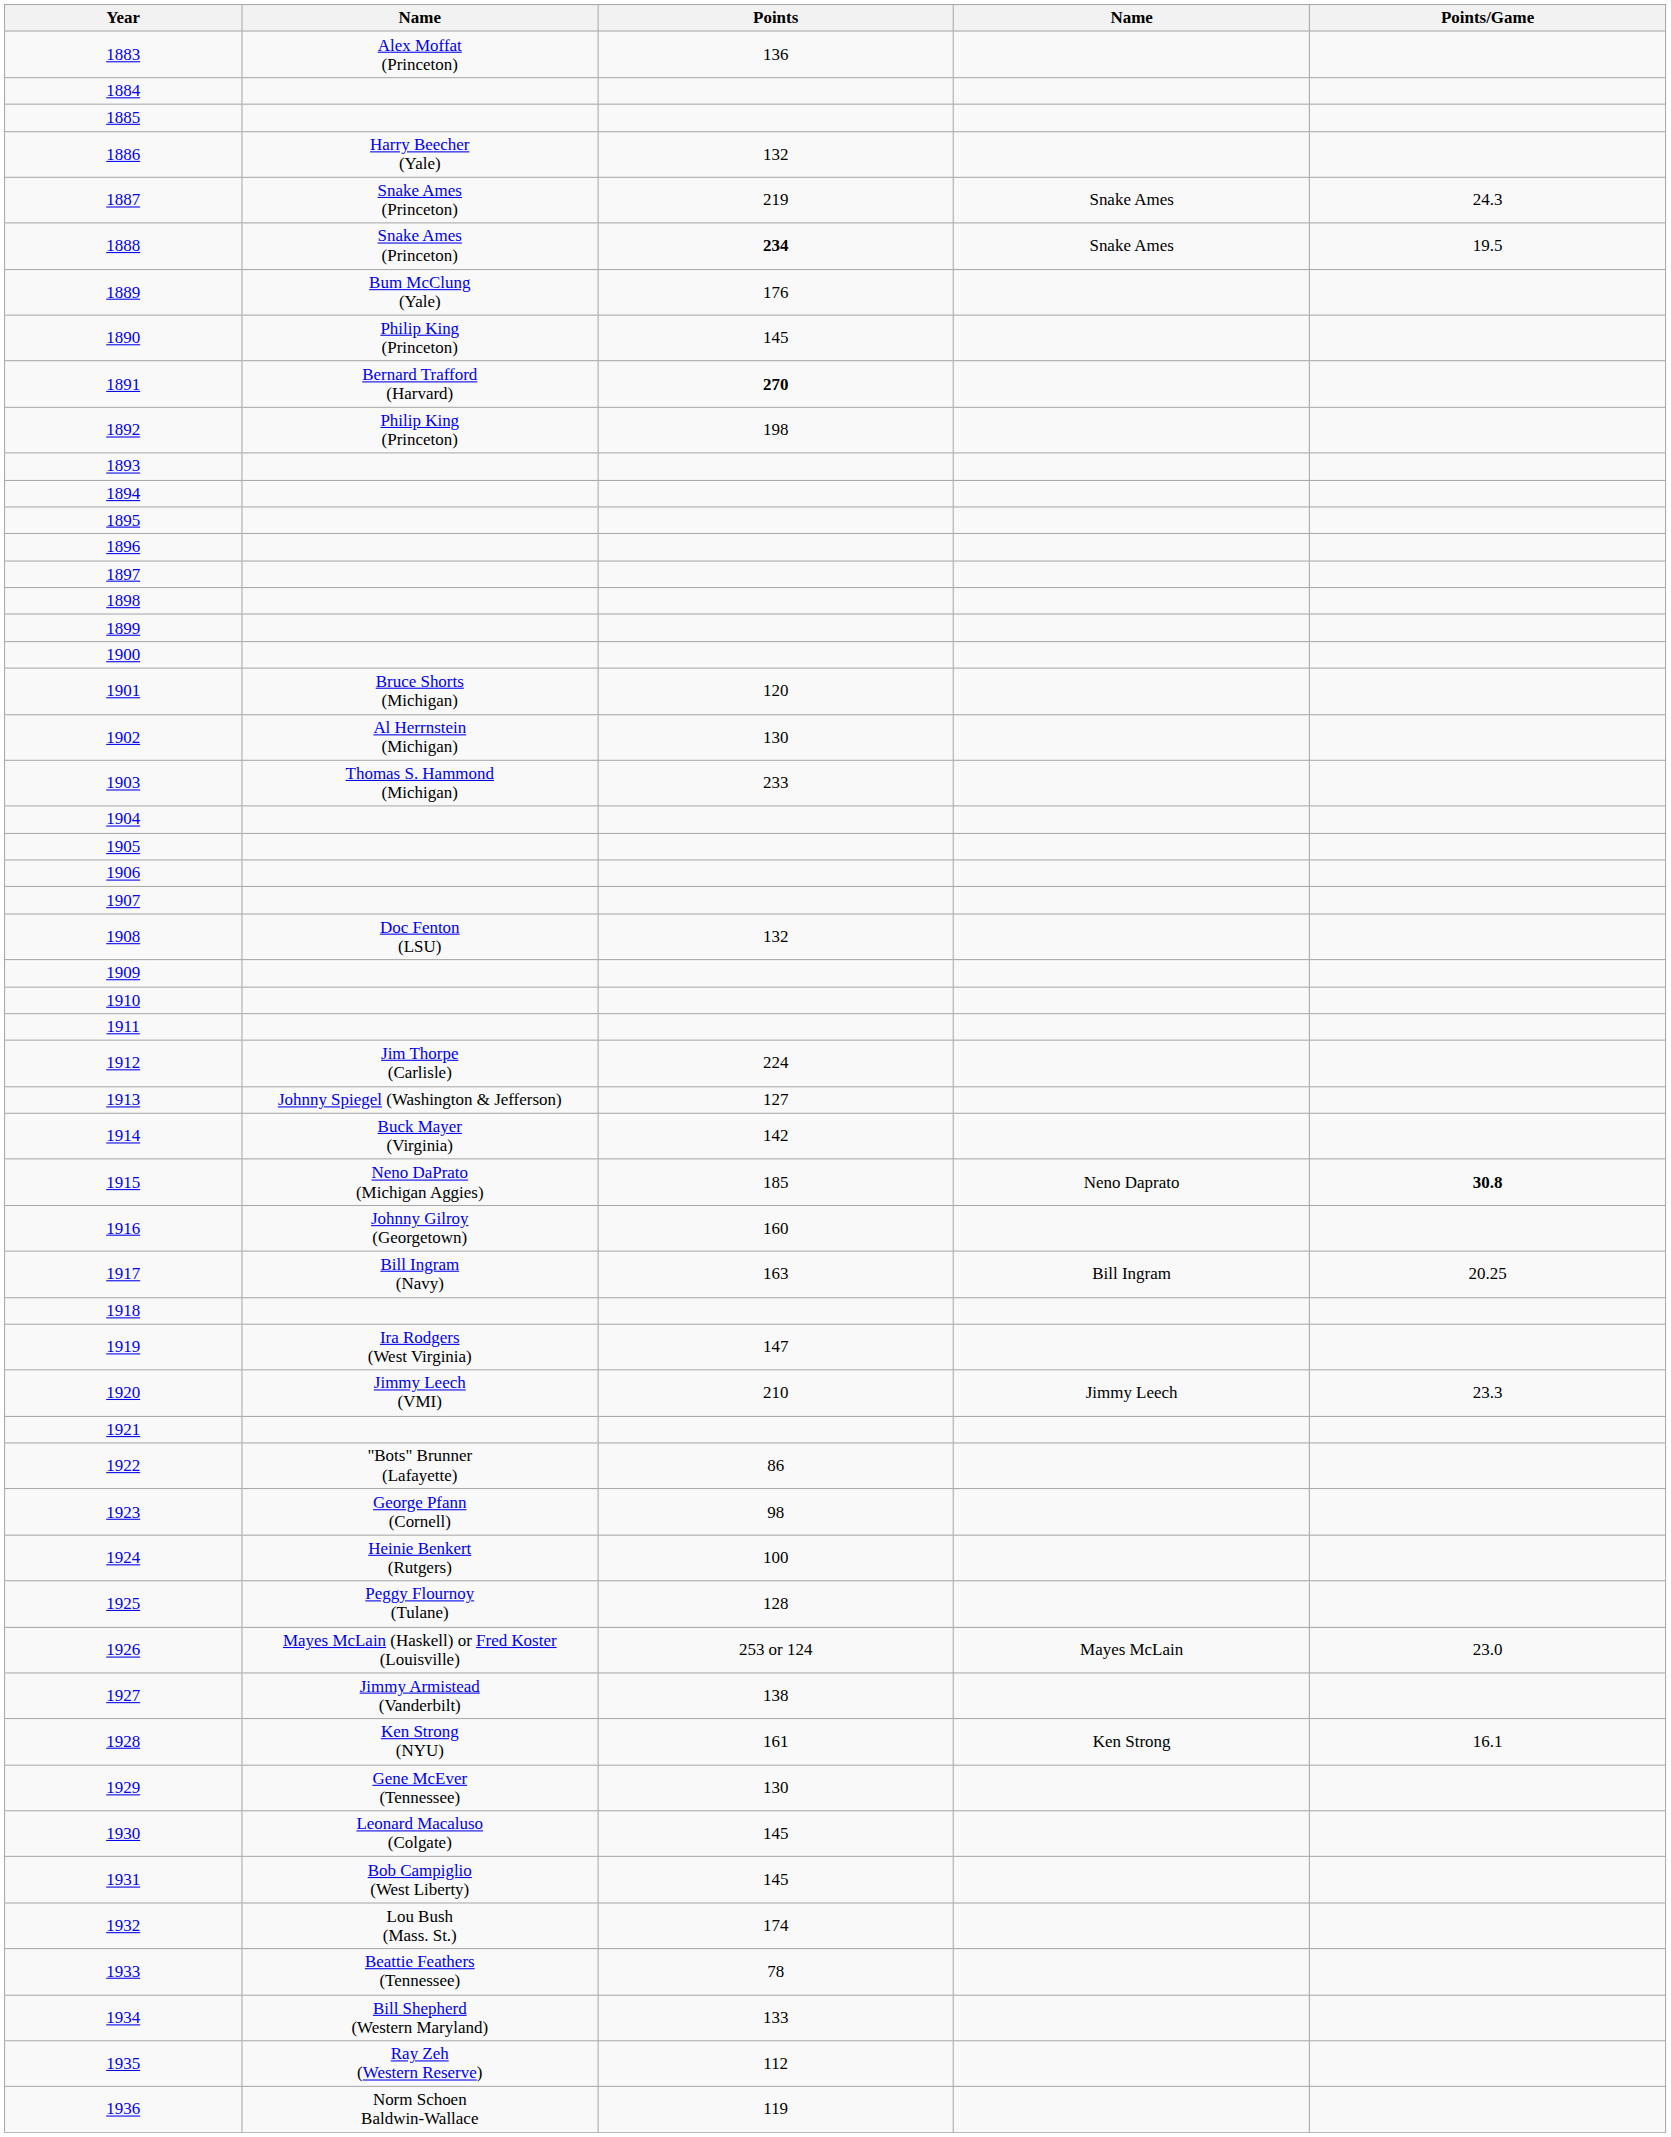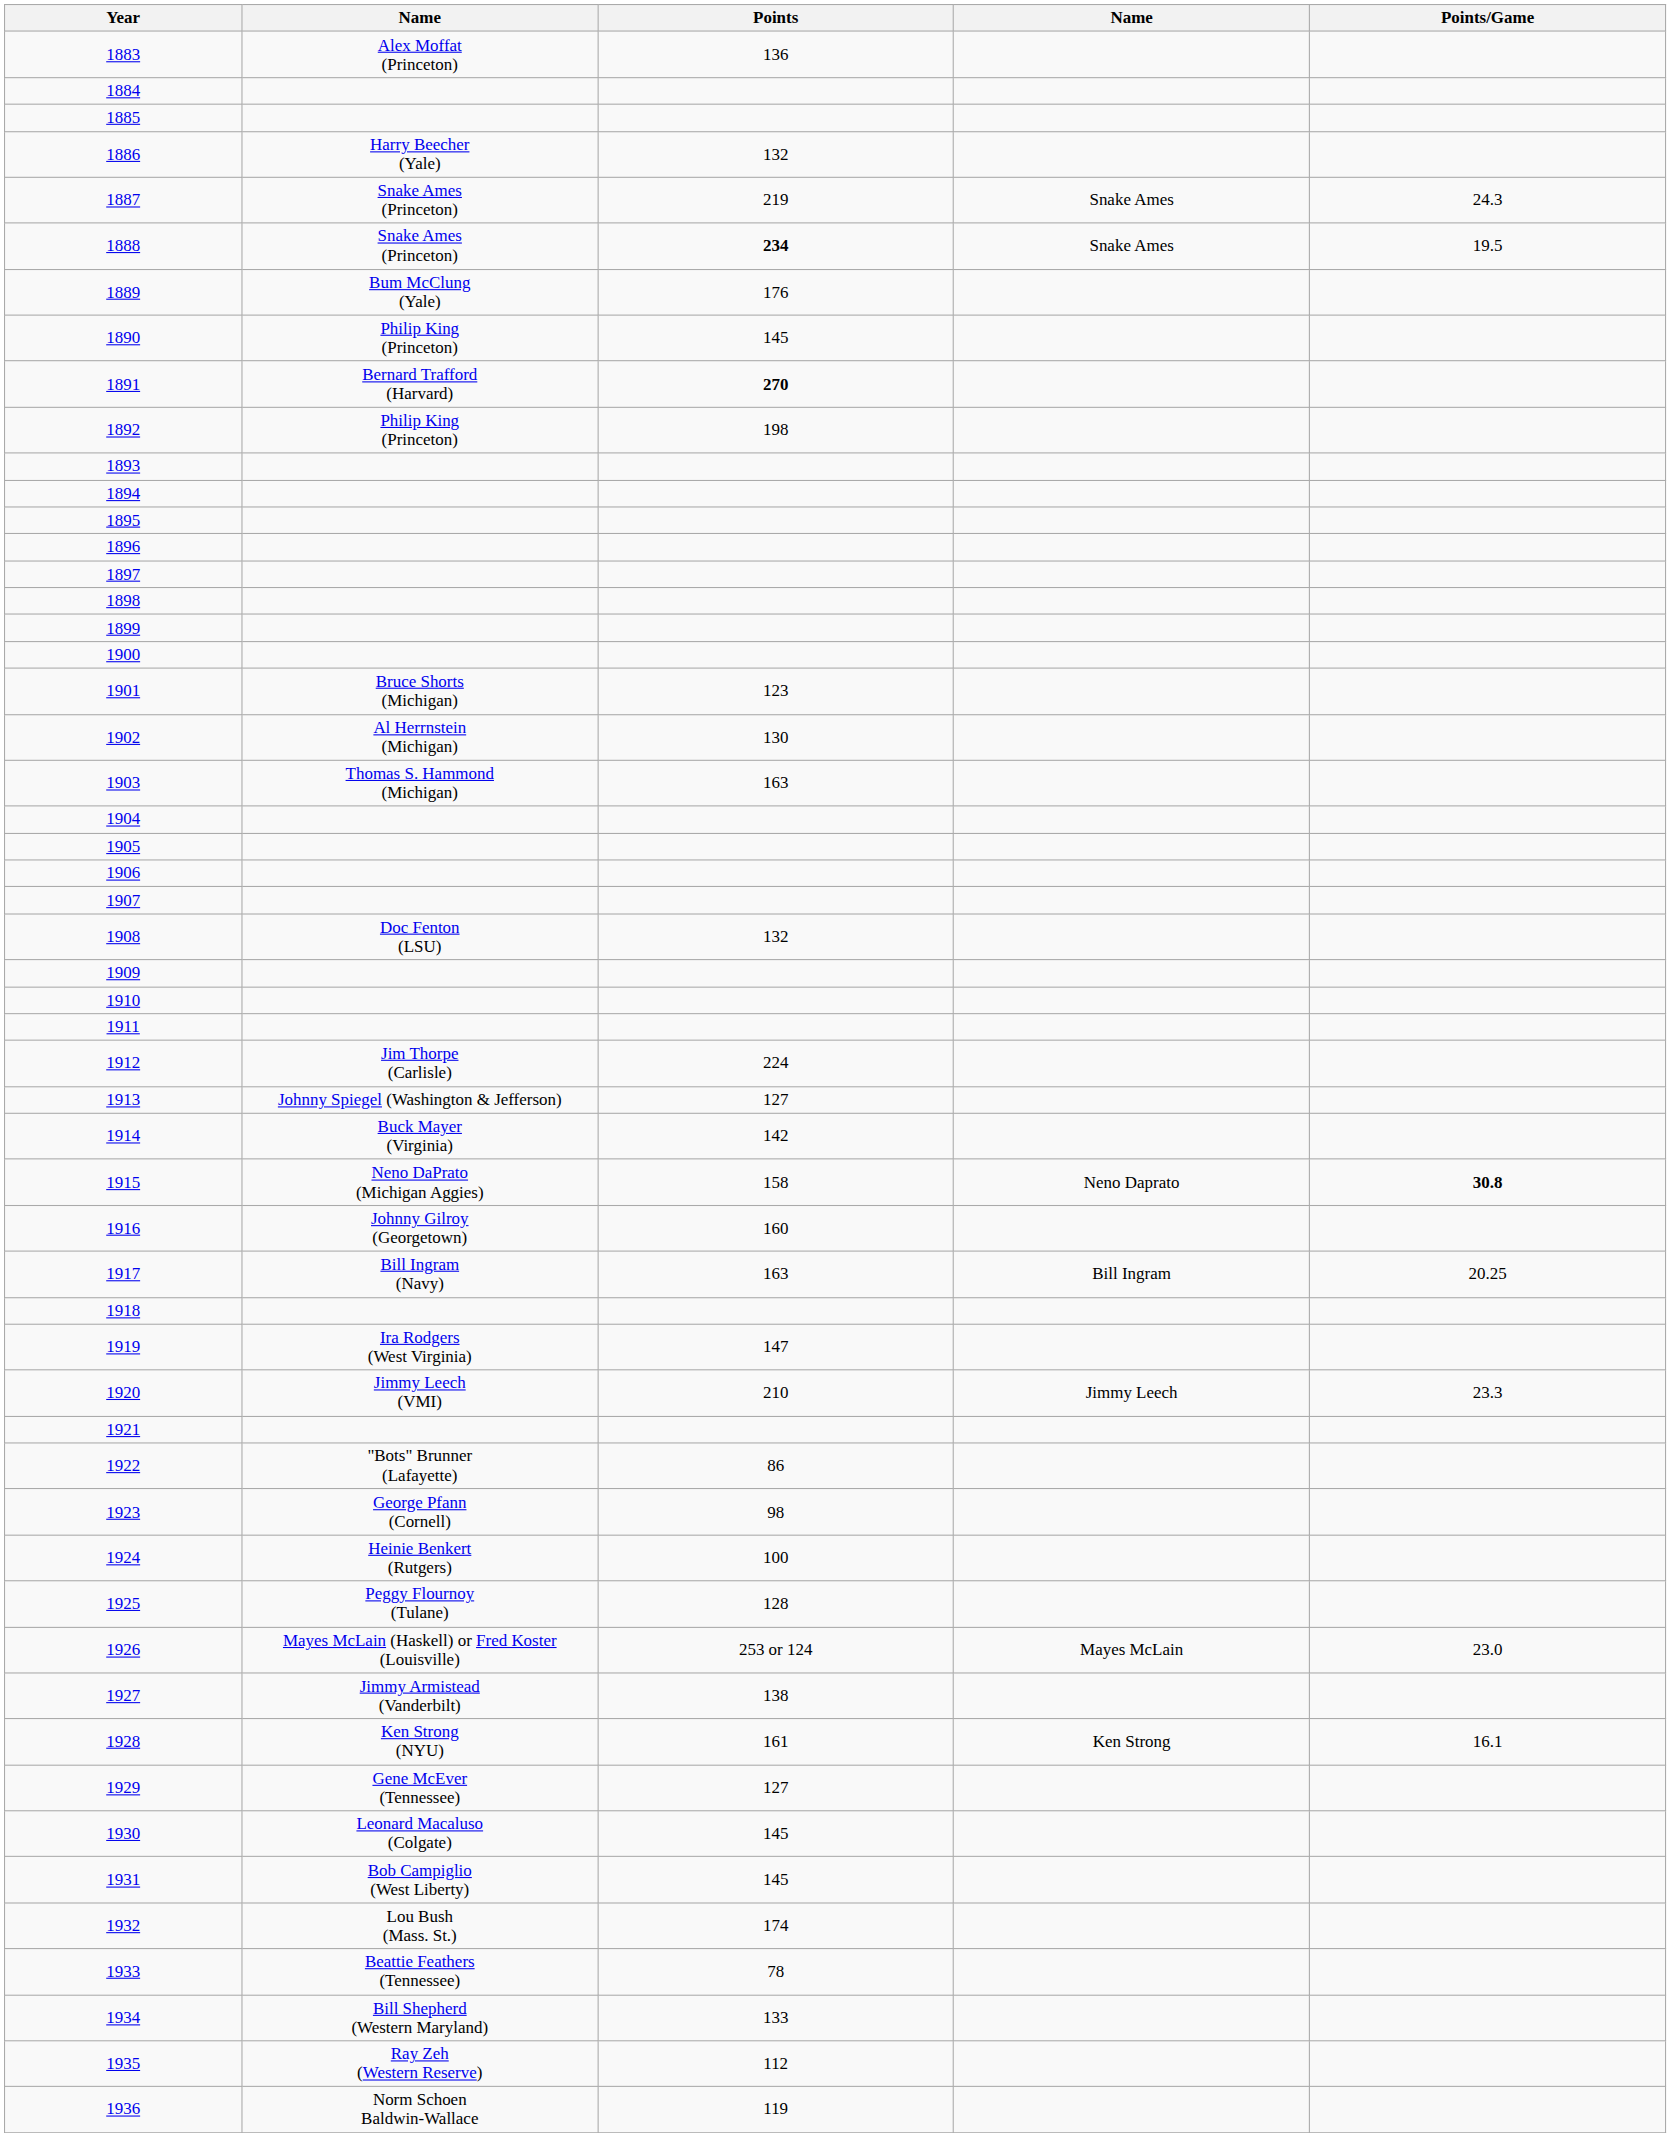(776, 691) 120 -> (776, 691) 123
(776, 783) 233 -> (776, 783) 163
(776, 1182) 185 -> (776, 1182) 158
(776, 1787) 130 -> (776, 1787) 127
